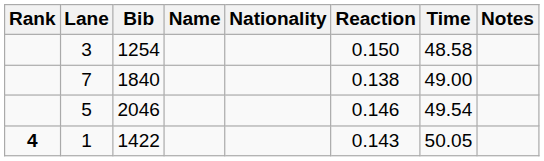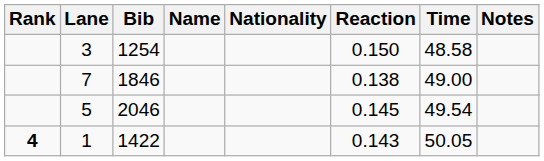(139, 79) 1840 -> (139, 79) 1846
(376, 110) 0.146 -> (376, 110) 0.145
